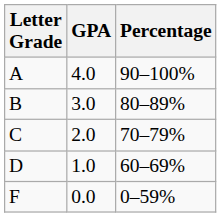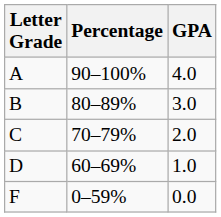columns swapped: (166, 30) <-> (91, 30)
